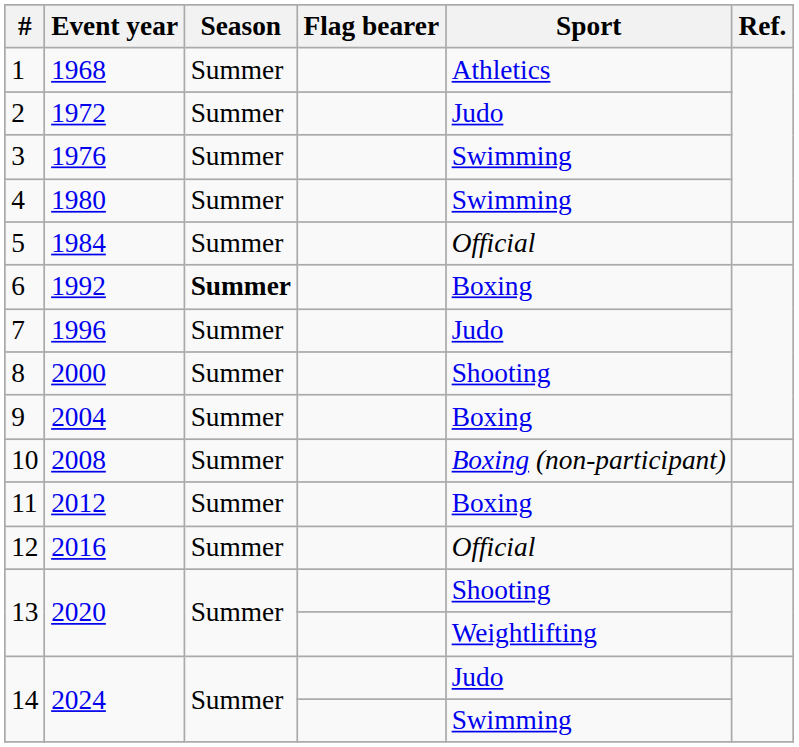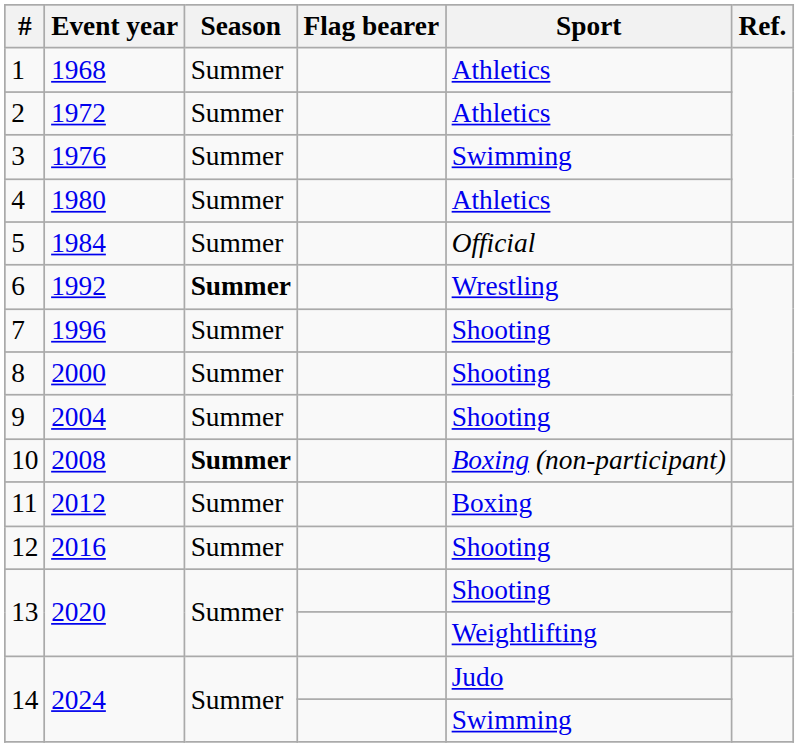(477, 112) Judo -> (501, 112) Athletics
(512, 199) Swimming -> (501, 199) Athletics
(492, 286) Boxing -> (505, 286) Wrestling
(477, 329) Judo -> (501, 329) Shooting
(492, 416) Boxing -> (501, 416) Shooting
(237, 460) normal -> (241, 460) bold
(493, 546) Official -> (501, 546) Shooting
